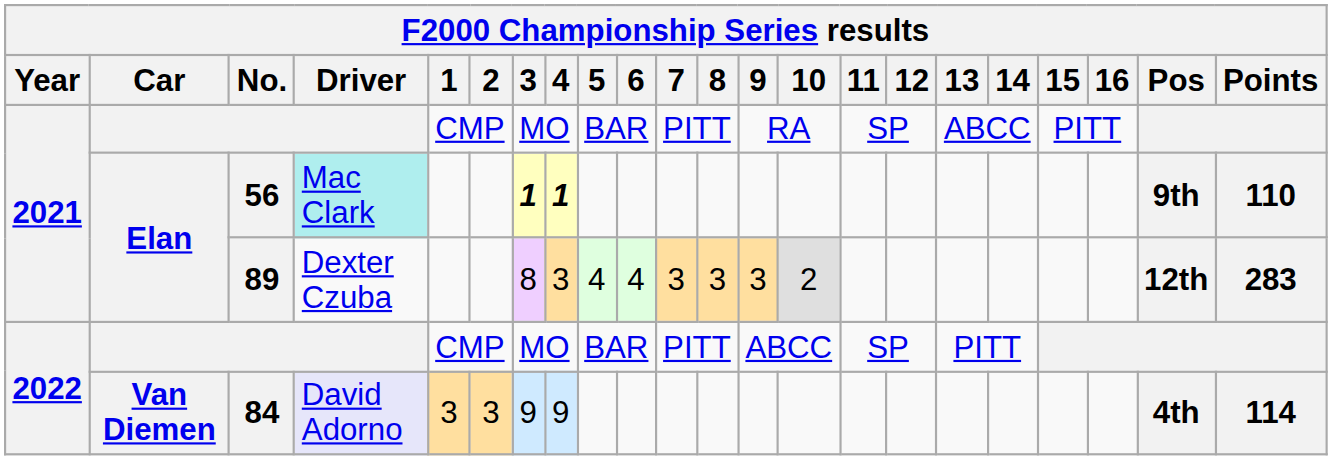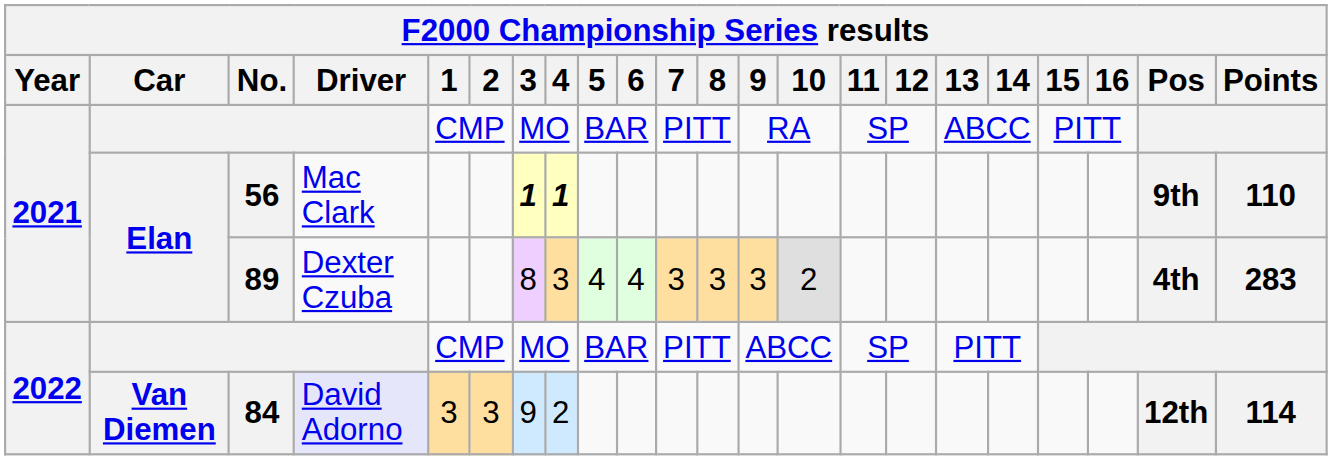(338, 196) paleturquoise background -> (338, 196) no background
(1176, 280) 12th -> (1176, 280) 4th
(561, 413) 9 -> (561, 413) 2
(1176, 413) 4th -> (1176, 413) 12th
